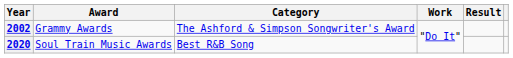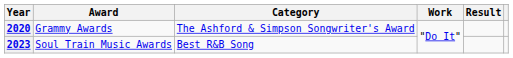(19, 29) 2002 -> (19, 29) 2020
(19, 45) 2020 -> (19, 45) 2023
